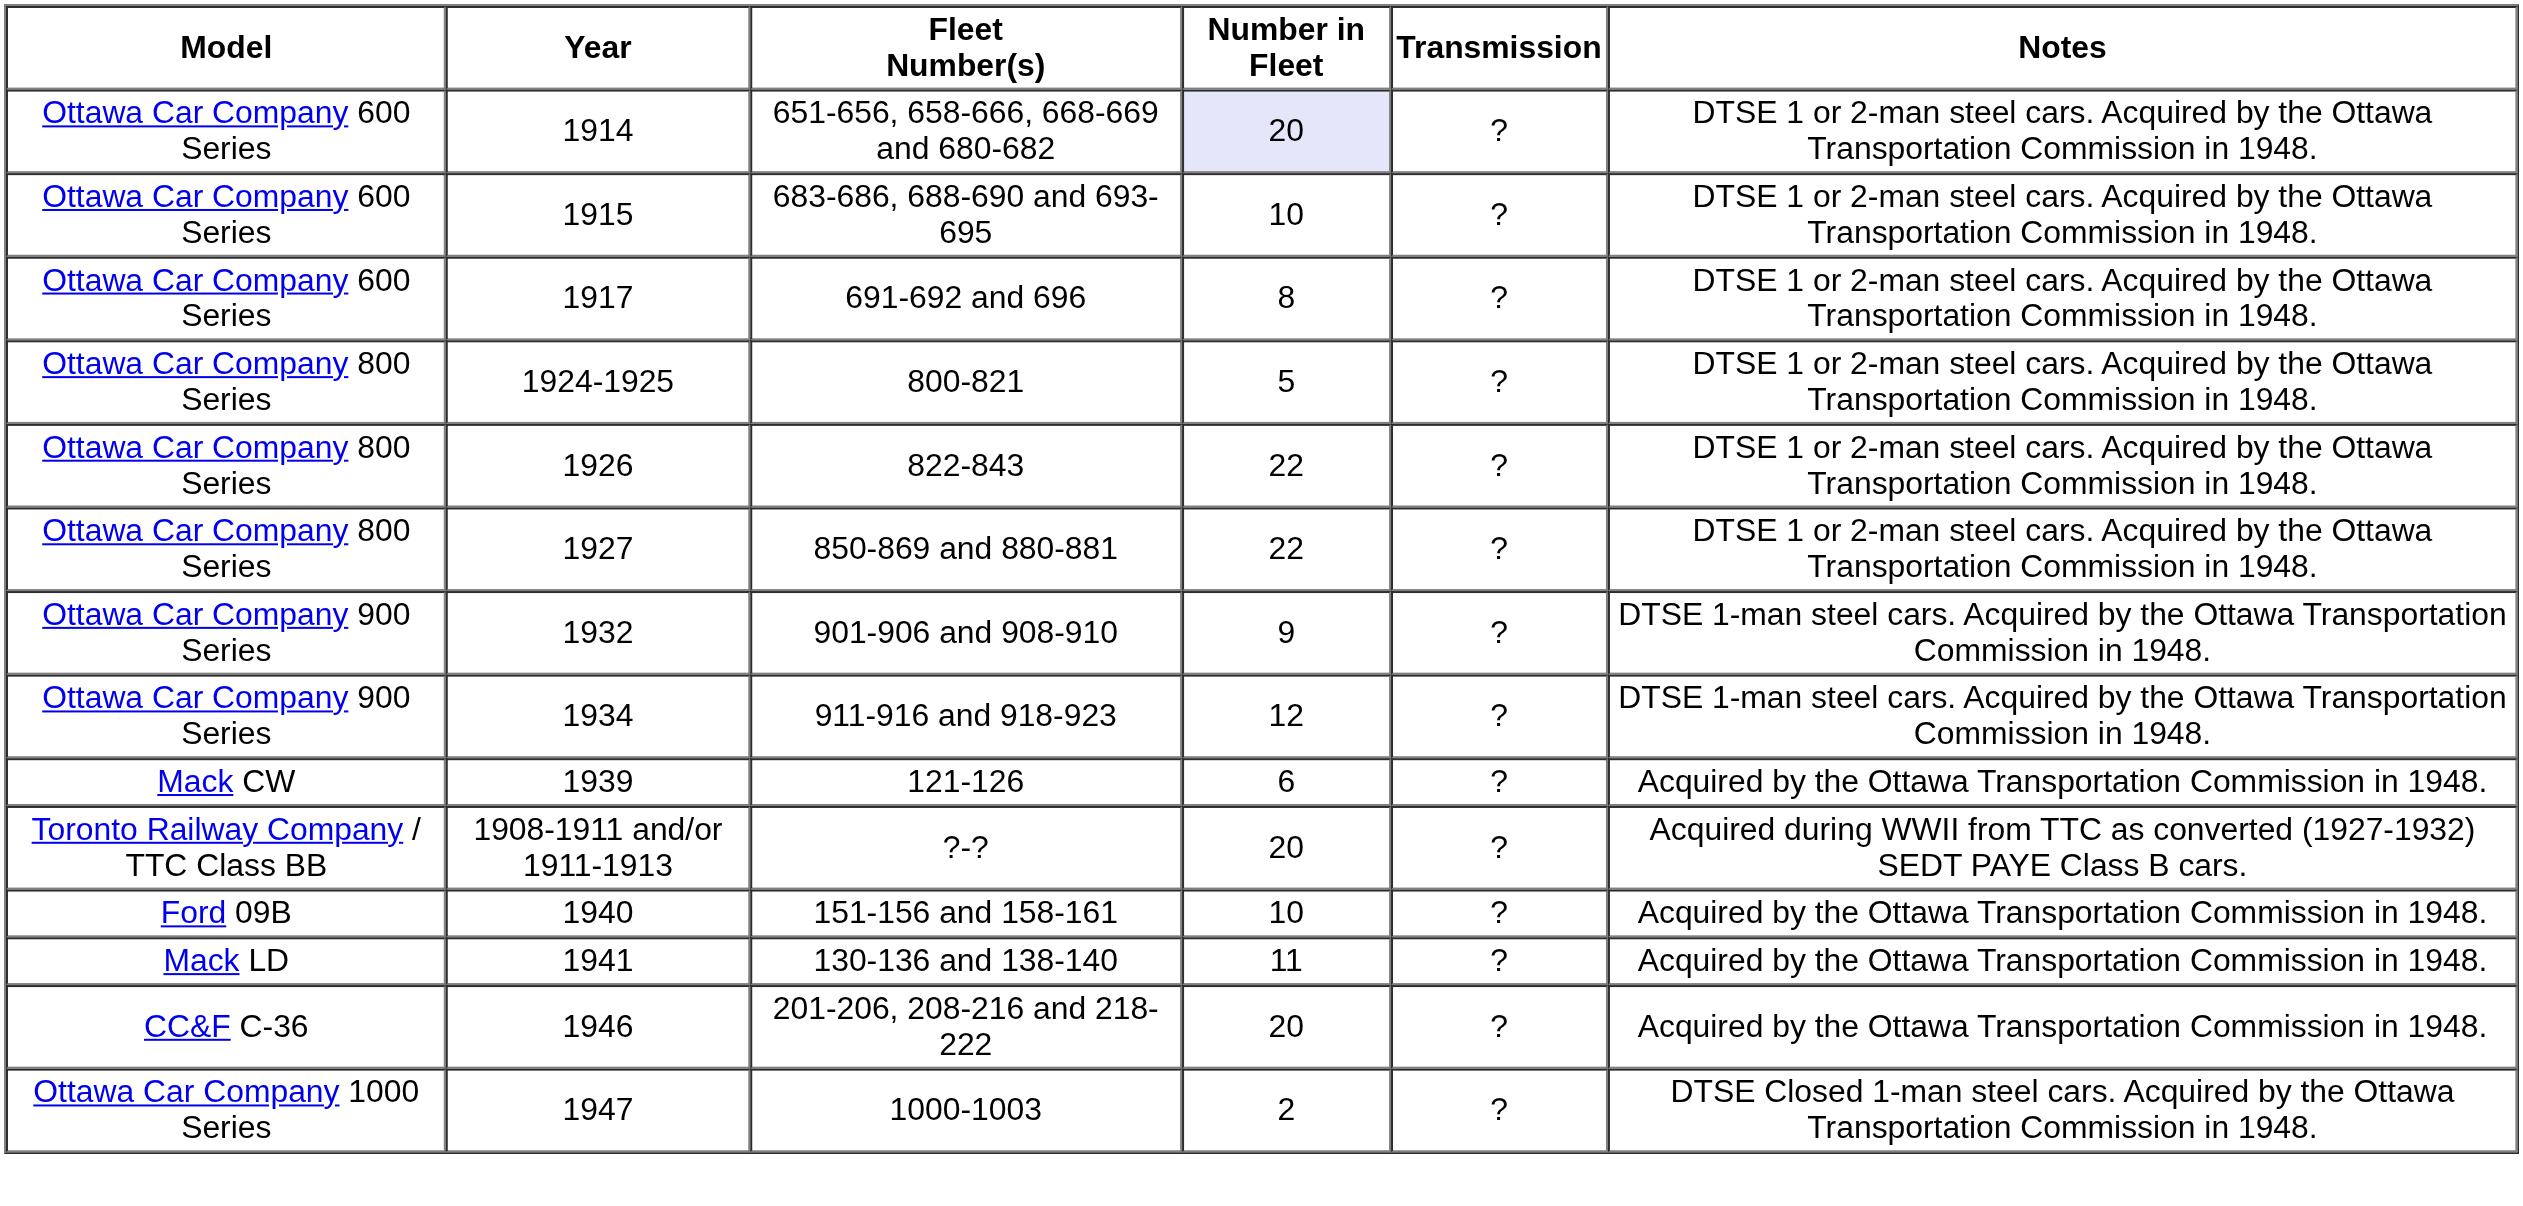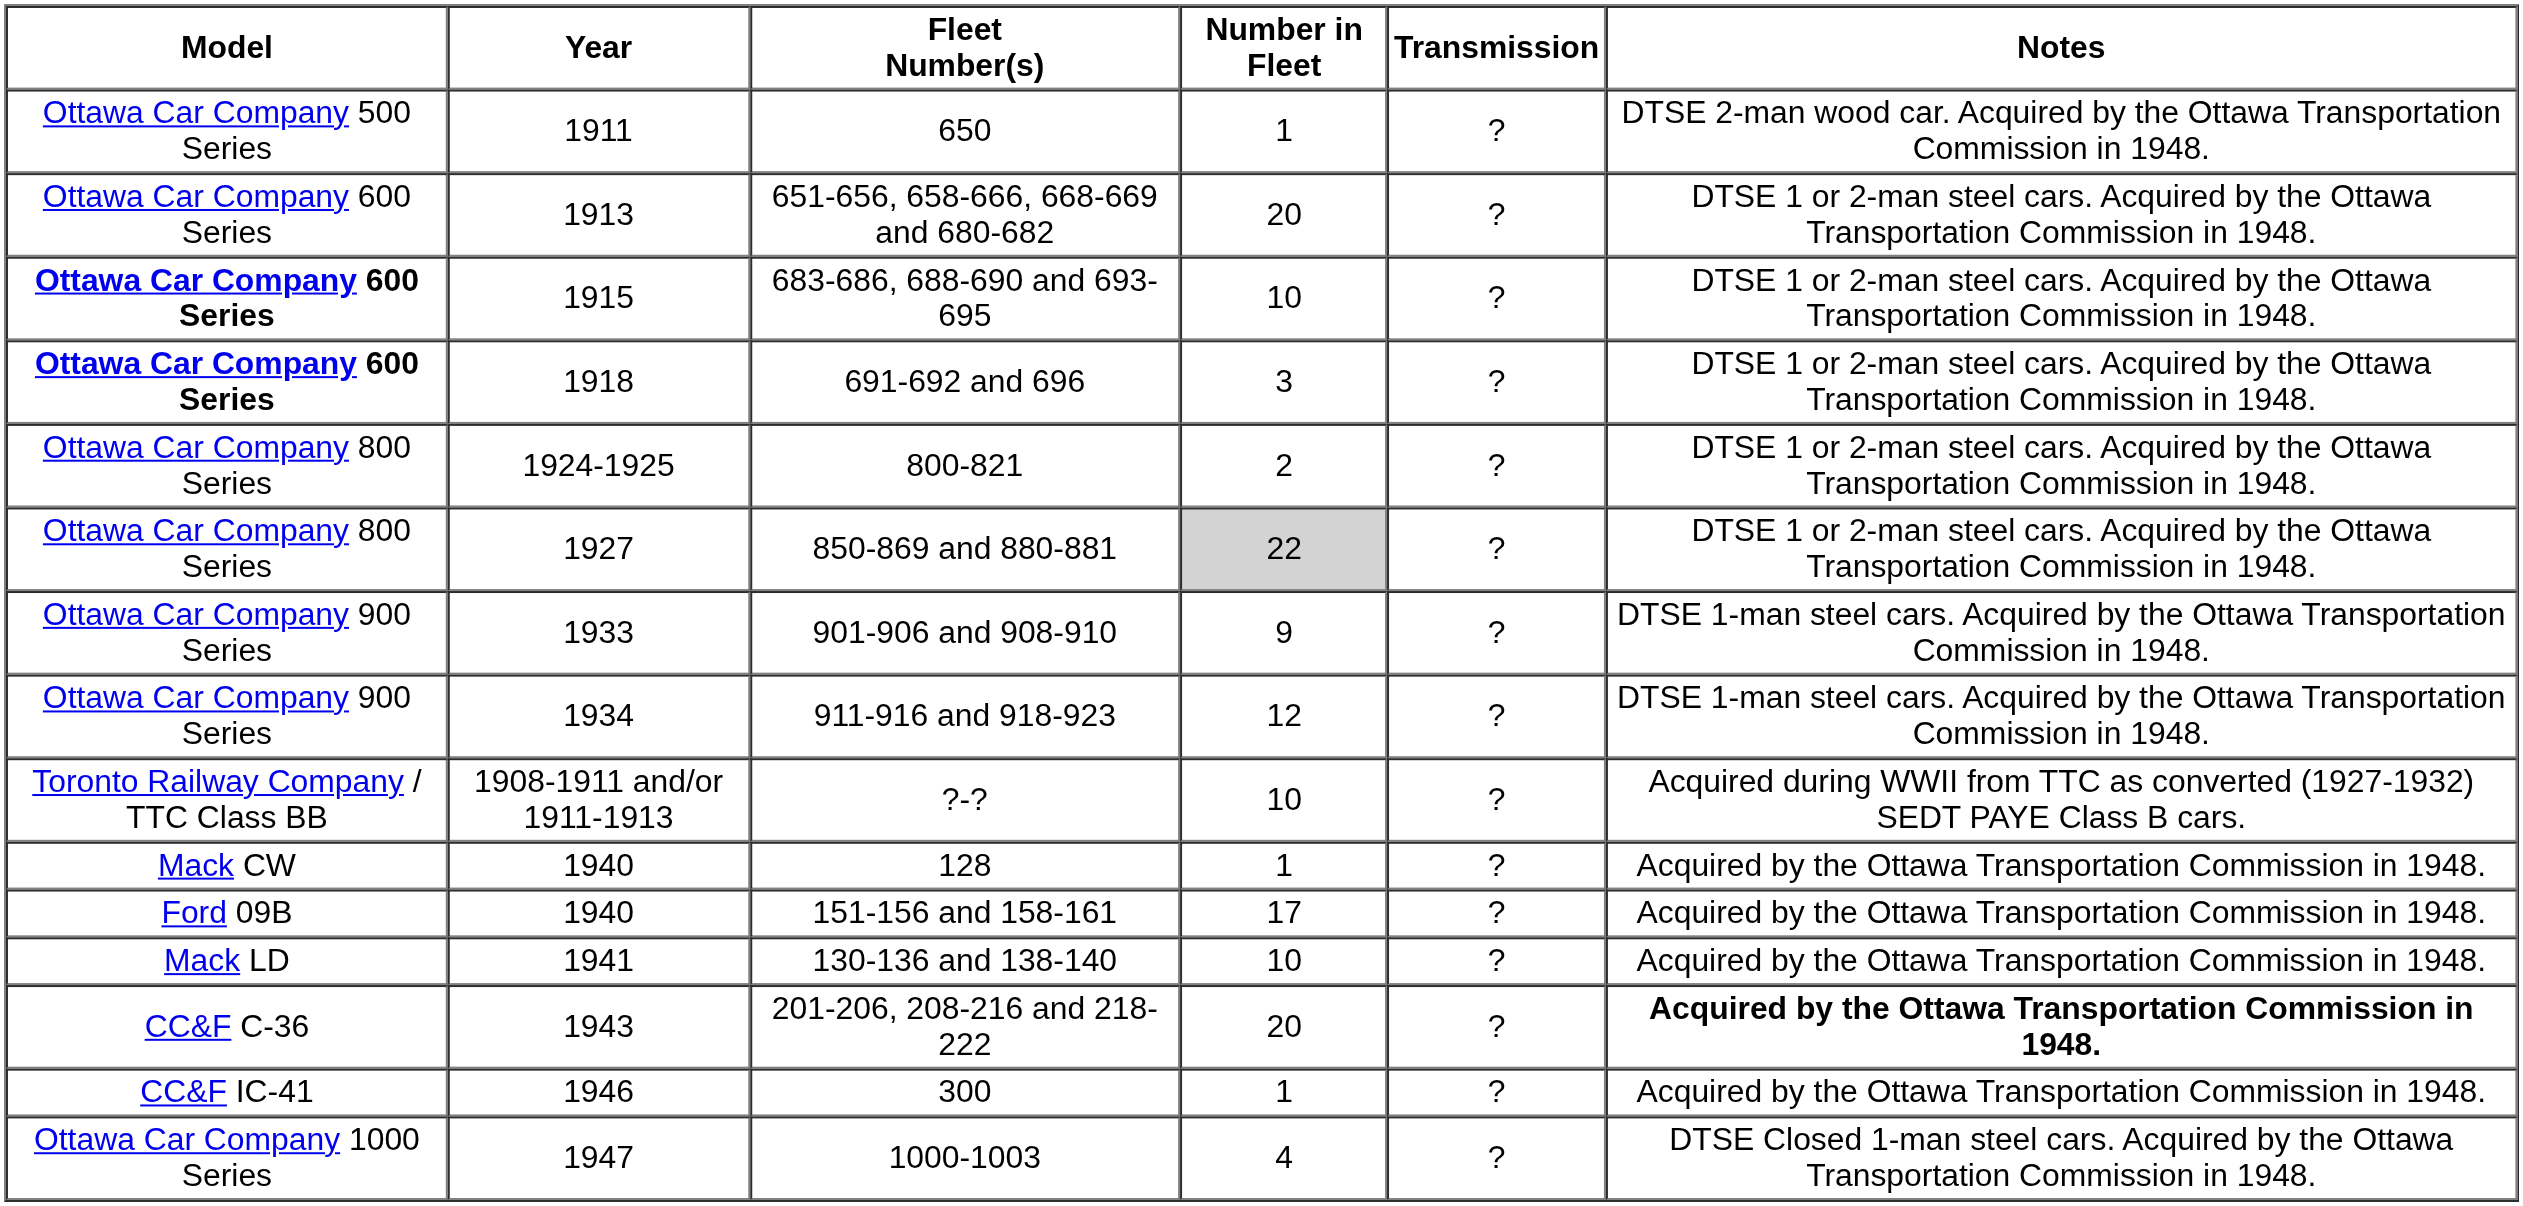+ row: (965, 130)
(598, 130) 1914 -> (599, 214) 1913
(1286, 130) lavender background -> (1284, 214) no background
(226, 214) normal -> (227, 298) bold
(226, 298) normal -> (227, 381) bold
(598, 298) 1917 -> (599, 381) 1918
(1286, 298) 8 -> (1284, 381) 3
(1286, 381) 5 -> (1284, 465) 2
- row: (966, 465)
(1286, 548) no background -> (1284, 548) lightgrey background
(598, 632) 1932 -> (599, 632) 1933
- row: (966, 781)
(1286, 847) 20 -> (1284, 799) 10
+ row: (965, 865)
(1286, 912) 10 -> (1284, 912) 17
(1286, 960) 11 -> (1284, 960) 10
(598, 1026) 1946 -> (599, 1026) 1943
(2062, 1026) normal -> (2061, 1026) bold
+ row: (965, 1092)
(1286, 1109) 2 -> (1284, 1157) 4
